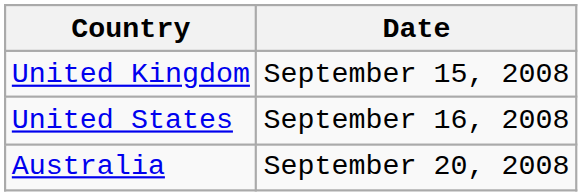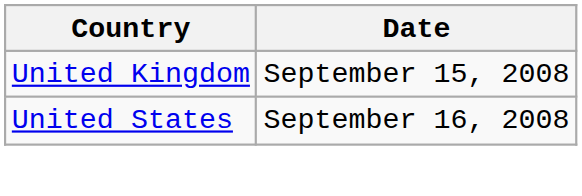- row: (88, 167)
